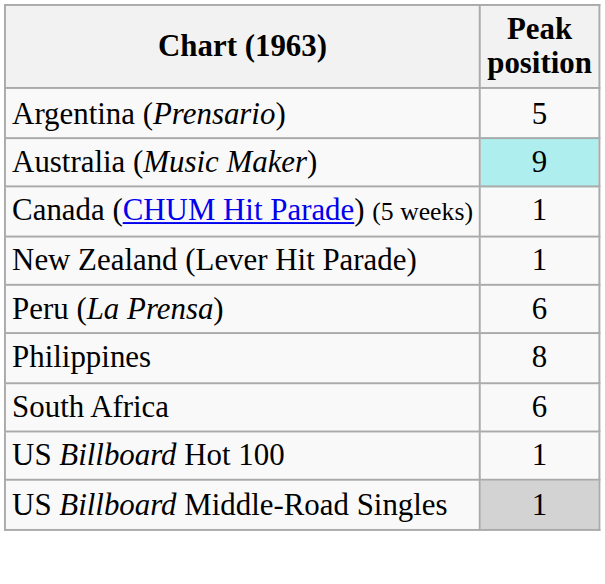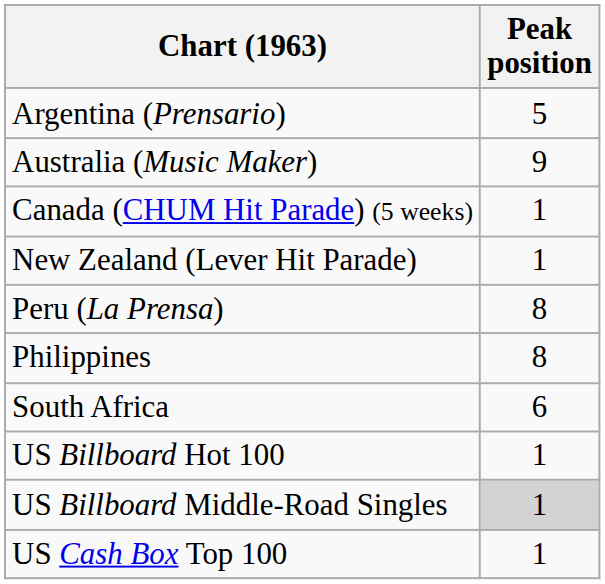(540, 161) paleturquoise background -> (540, 161) no background
(540, 308) 6 -> (540, 308) 8
+ row: (150, 553)
